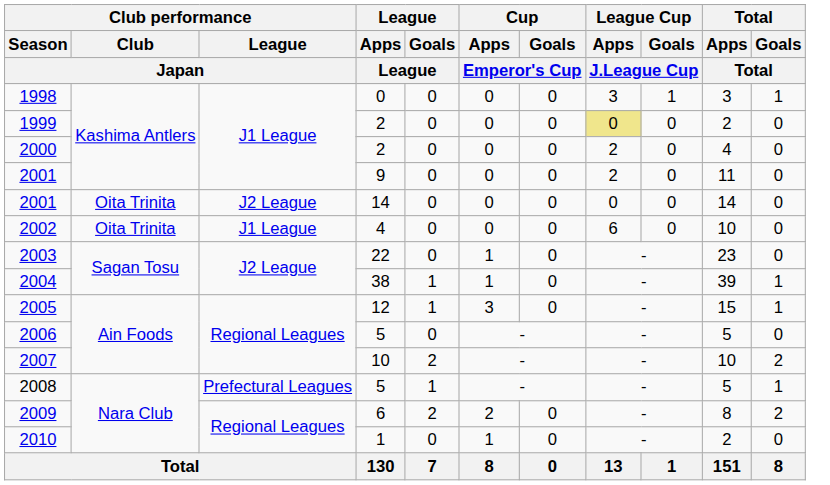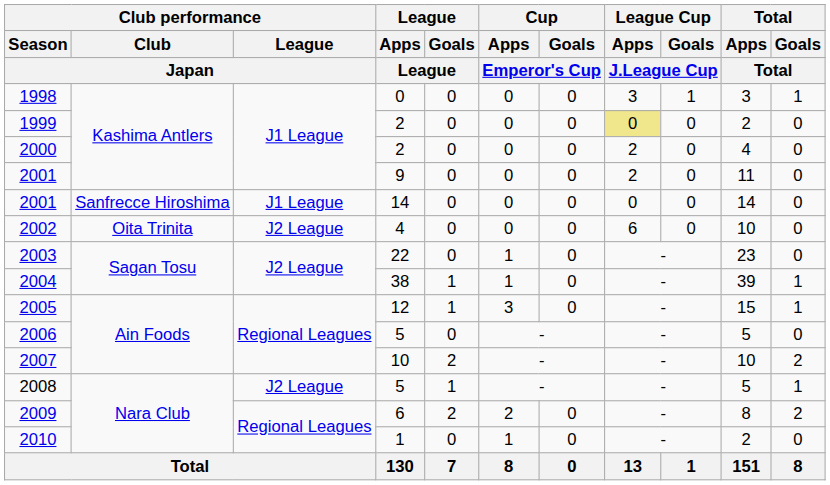(135, 202) Oita Trinita -> (152, 202) Sanfrecce Hiroshima
(278, 202) J2 League -> (304, 202) J1 League
(278, 228) J1 League -> (304, 228) J2 League
(278, 387) Prefectural Leagues -> (304, 387) J2 League
